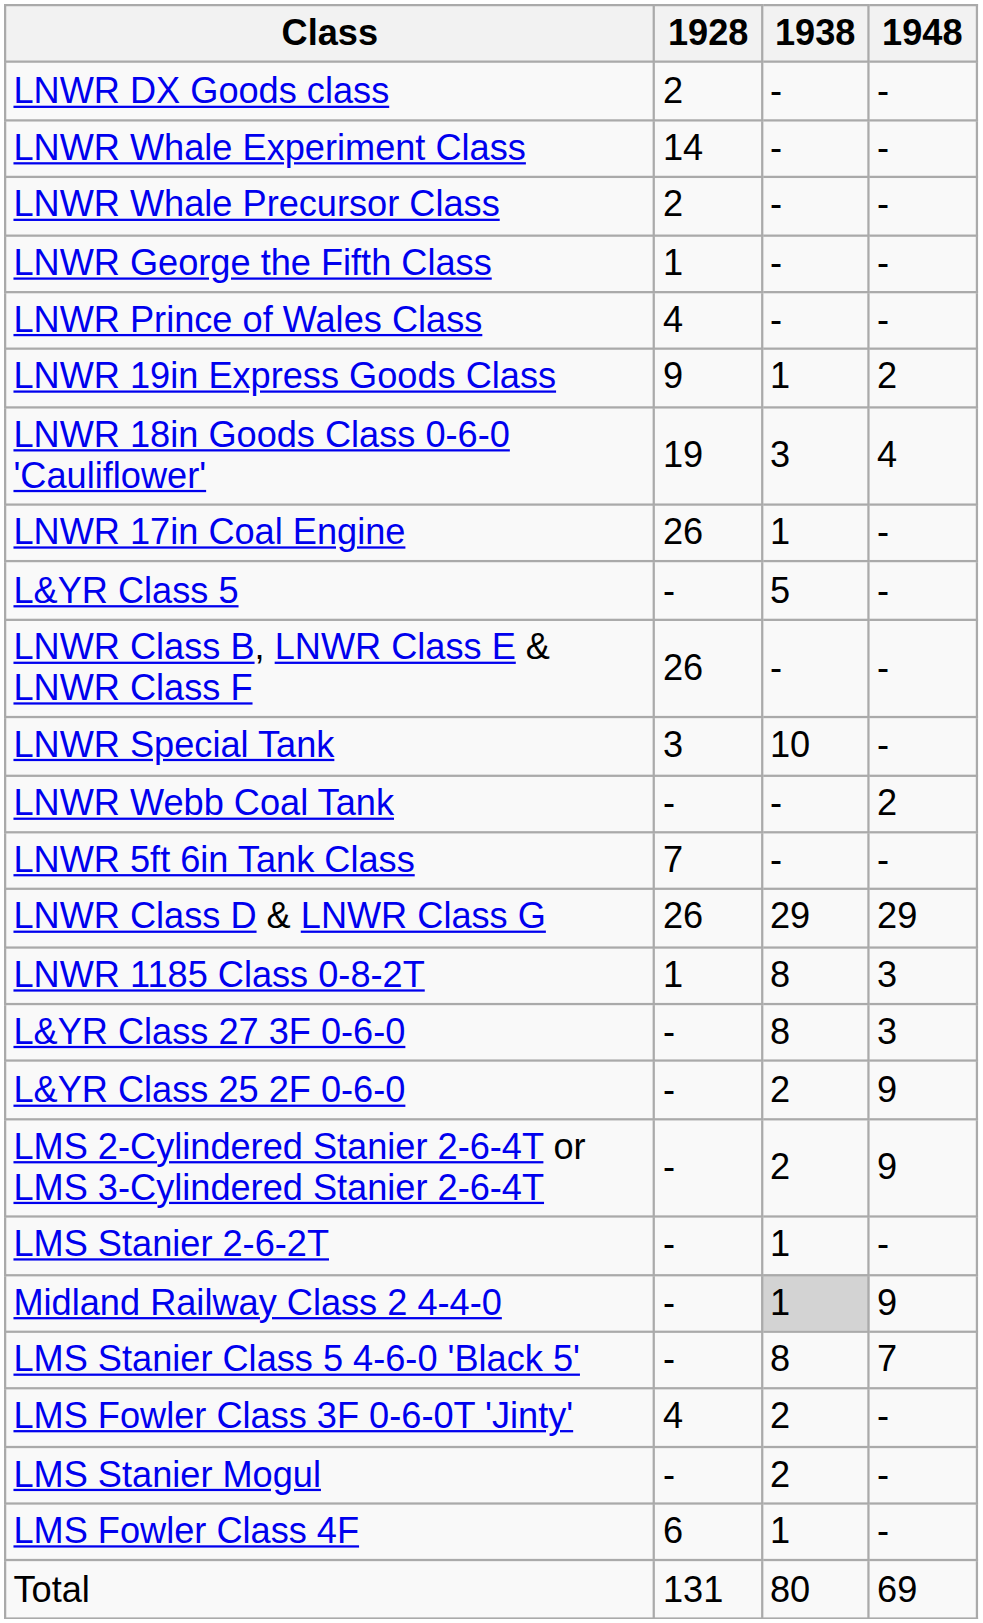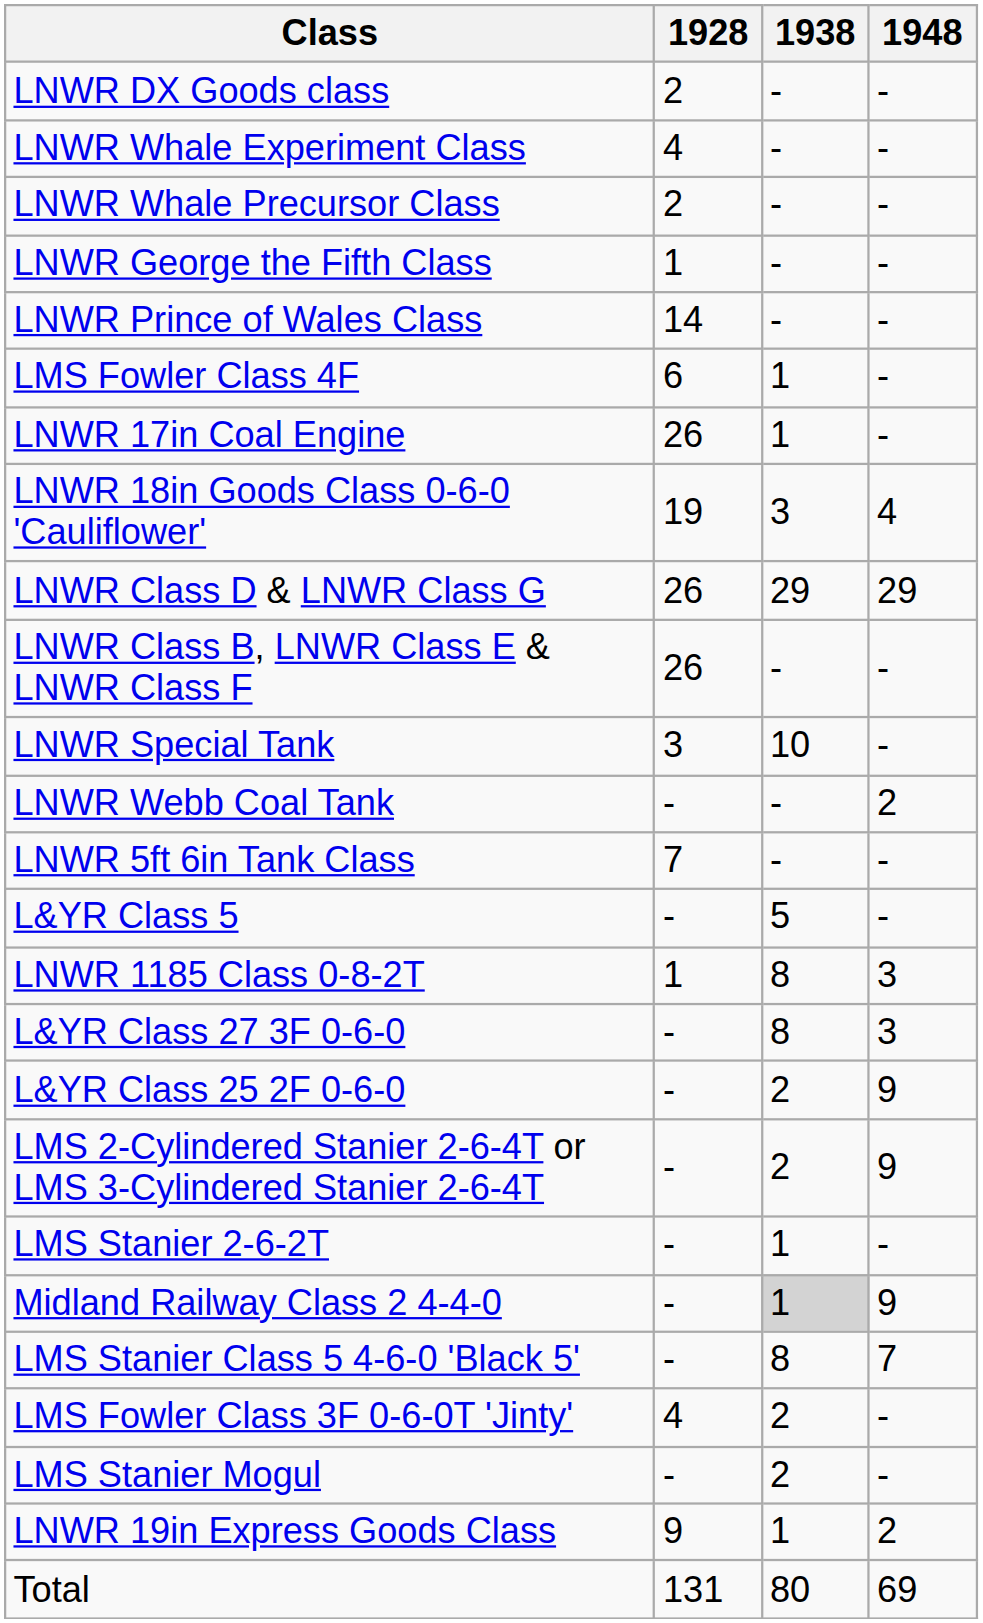(683, 147) 14 -> (673, 147) 4
(673, 319) 4 -> (683, 319) 14
rows swapped: (285, 377) <-> (186, 1531)
rows swapped: (262, 454) <-> (209, 532)
rows swapped: (280, 917) <-> (126, 589)
